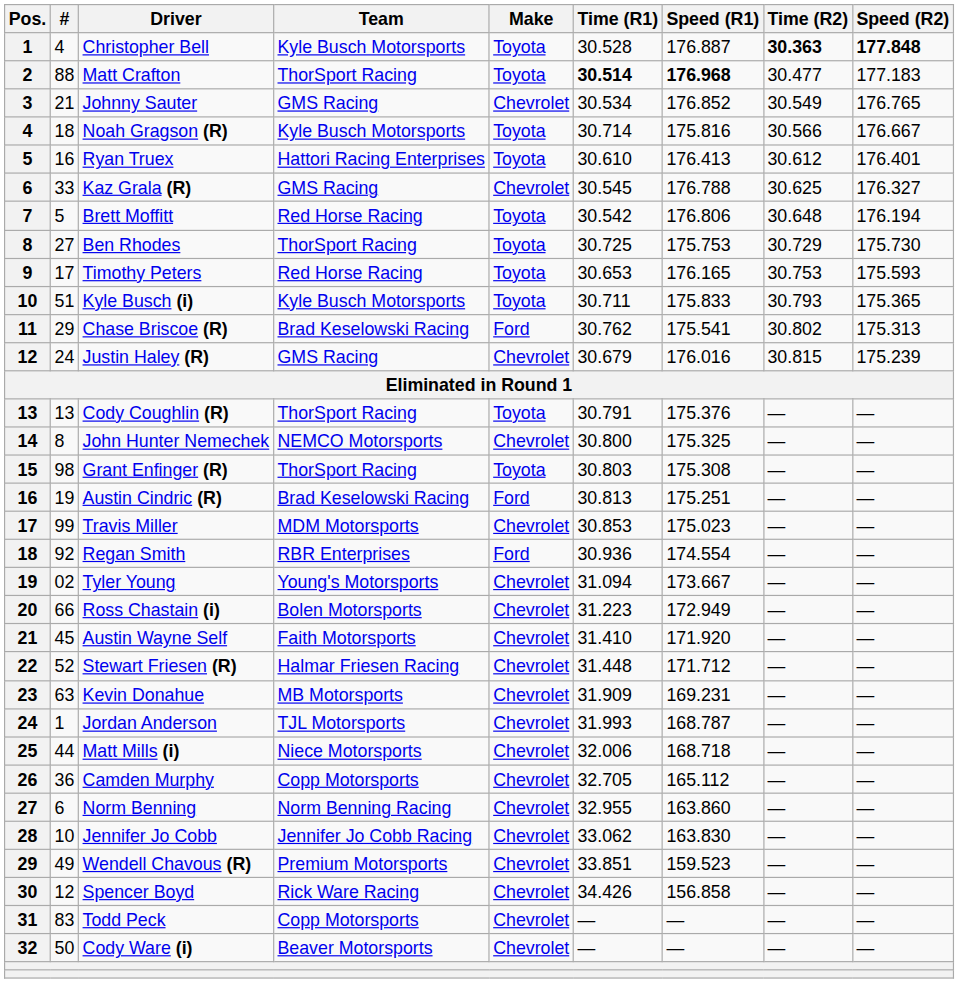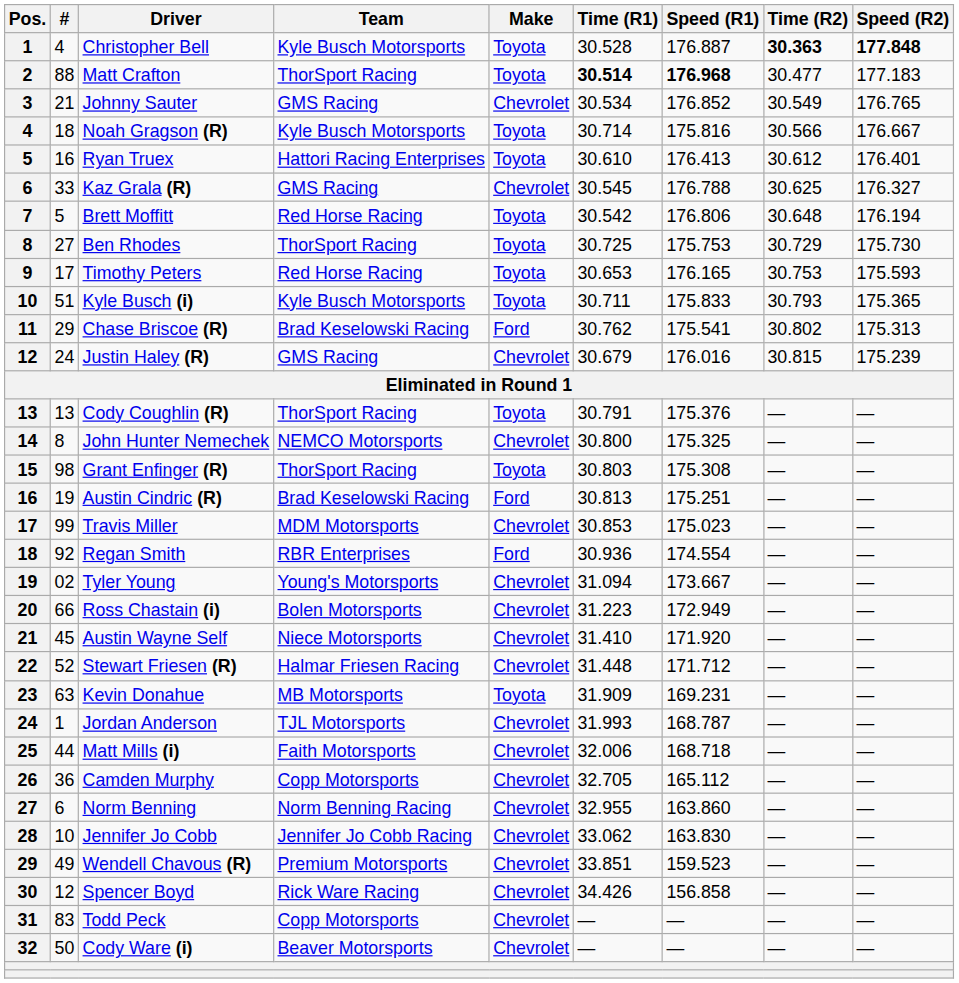(347, 638) Faith Motorsports -> (350, 638) Niece Motorsports
(531, 695) Chevrolet -> (519, 695) Toyota
(350, 751) Niece Motorsports -> (347, 751) Faith Motorsports
